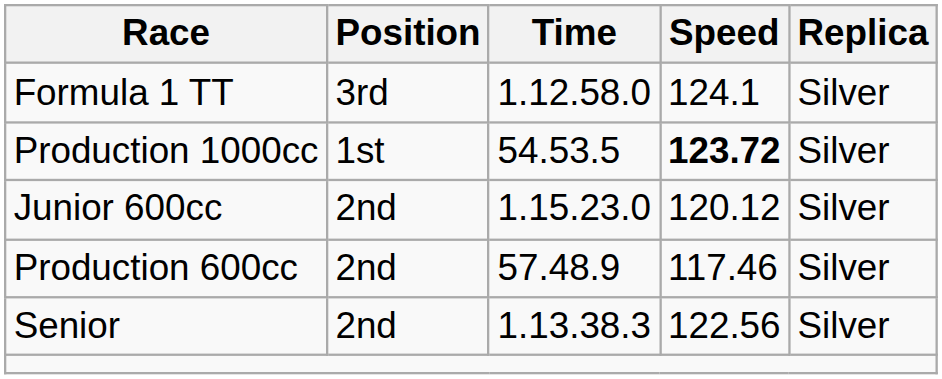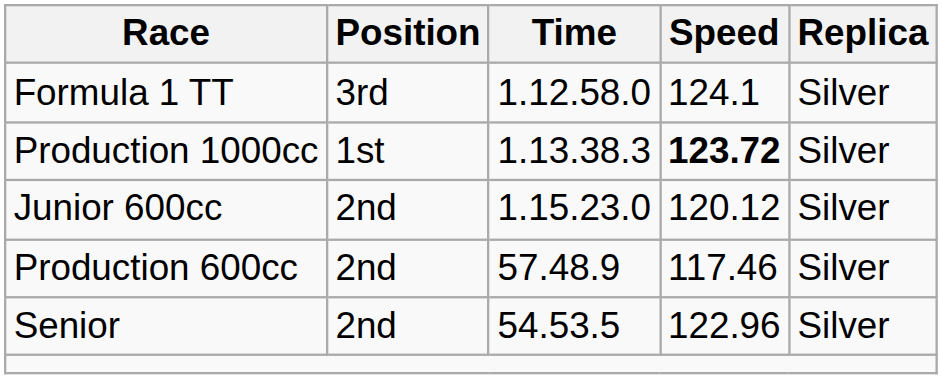(559, 150) 54.53.5 -> (574, 150) 1.13.38.3
(574, 325) 1.13.38.3 -> (559, 325) 54.53.5
(724, 325) 122.56 -> (724, 325) 122.96
